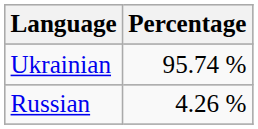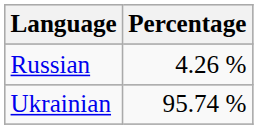rows swapped: (61, 64) <-> (50, 104)
